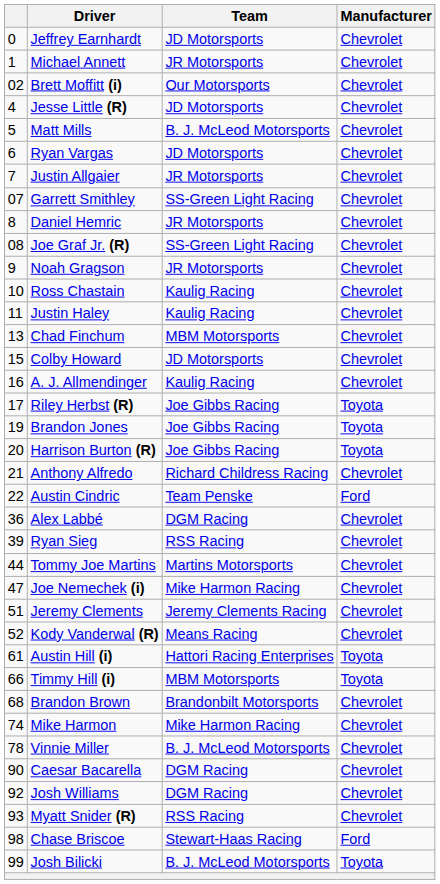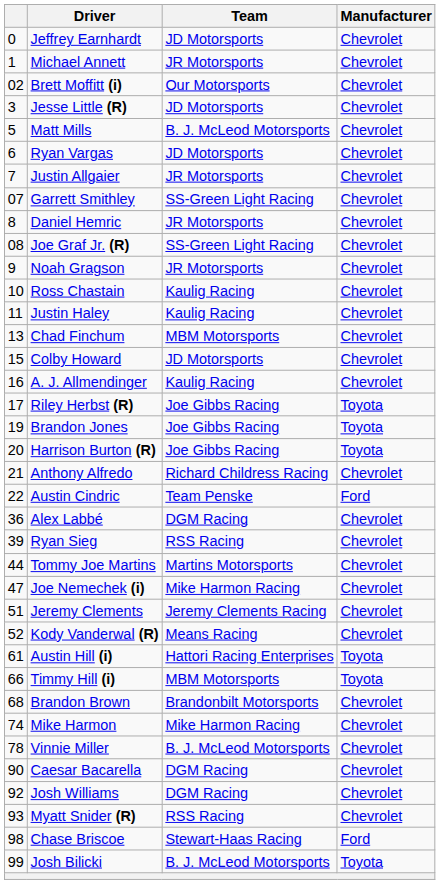(12, 108) 4 -> (12, 108) 3
